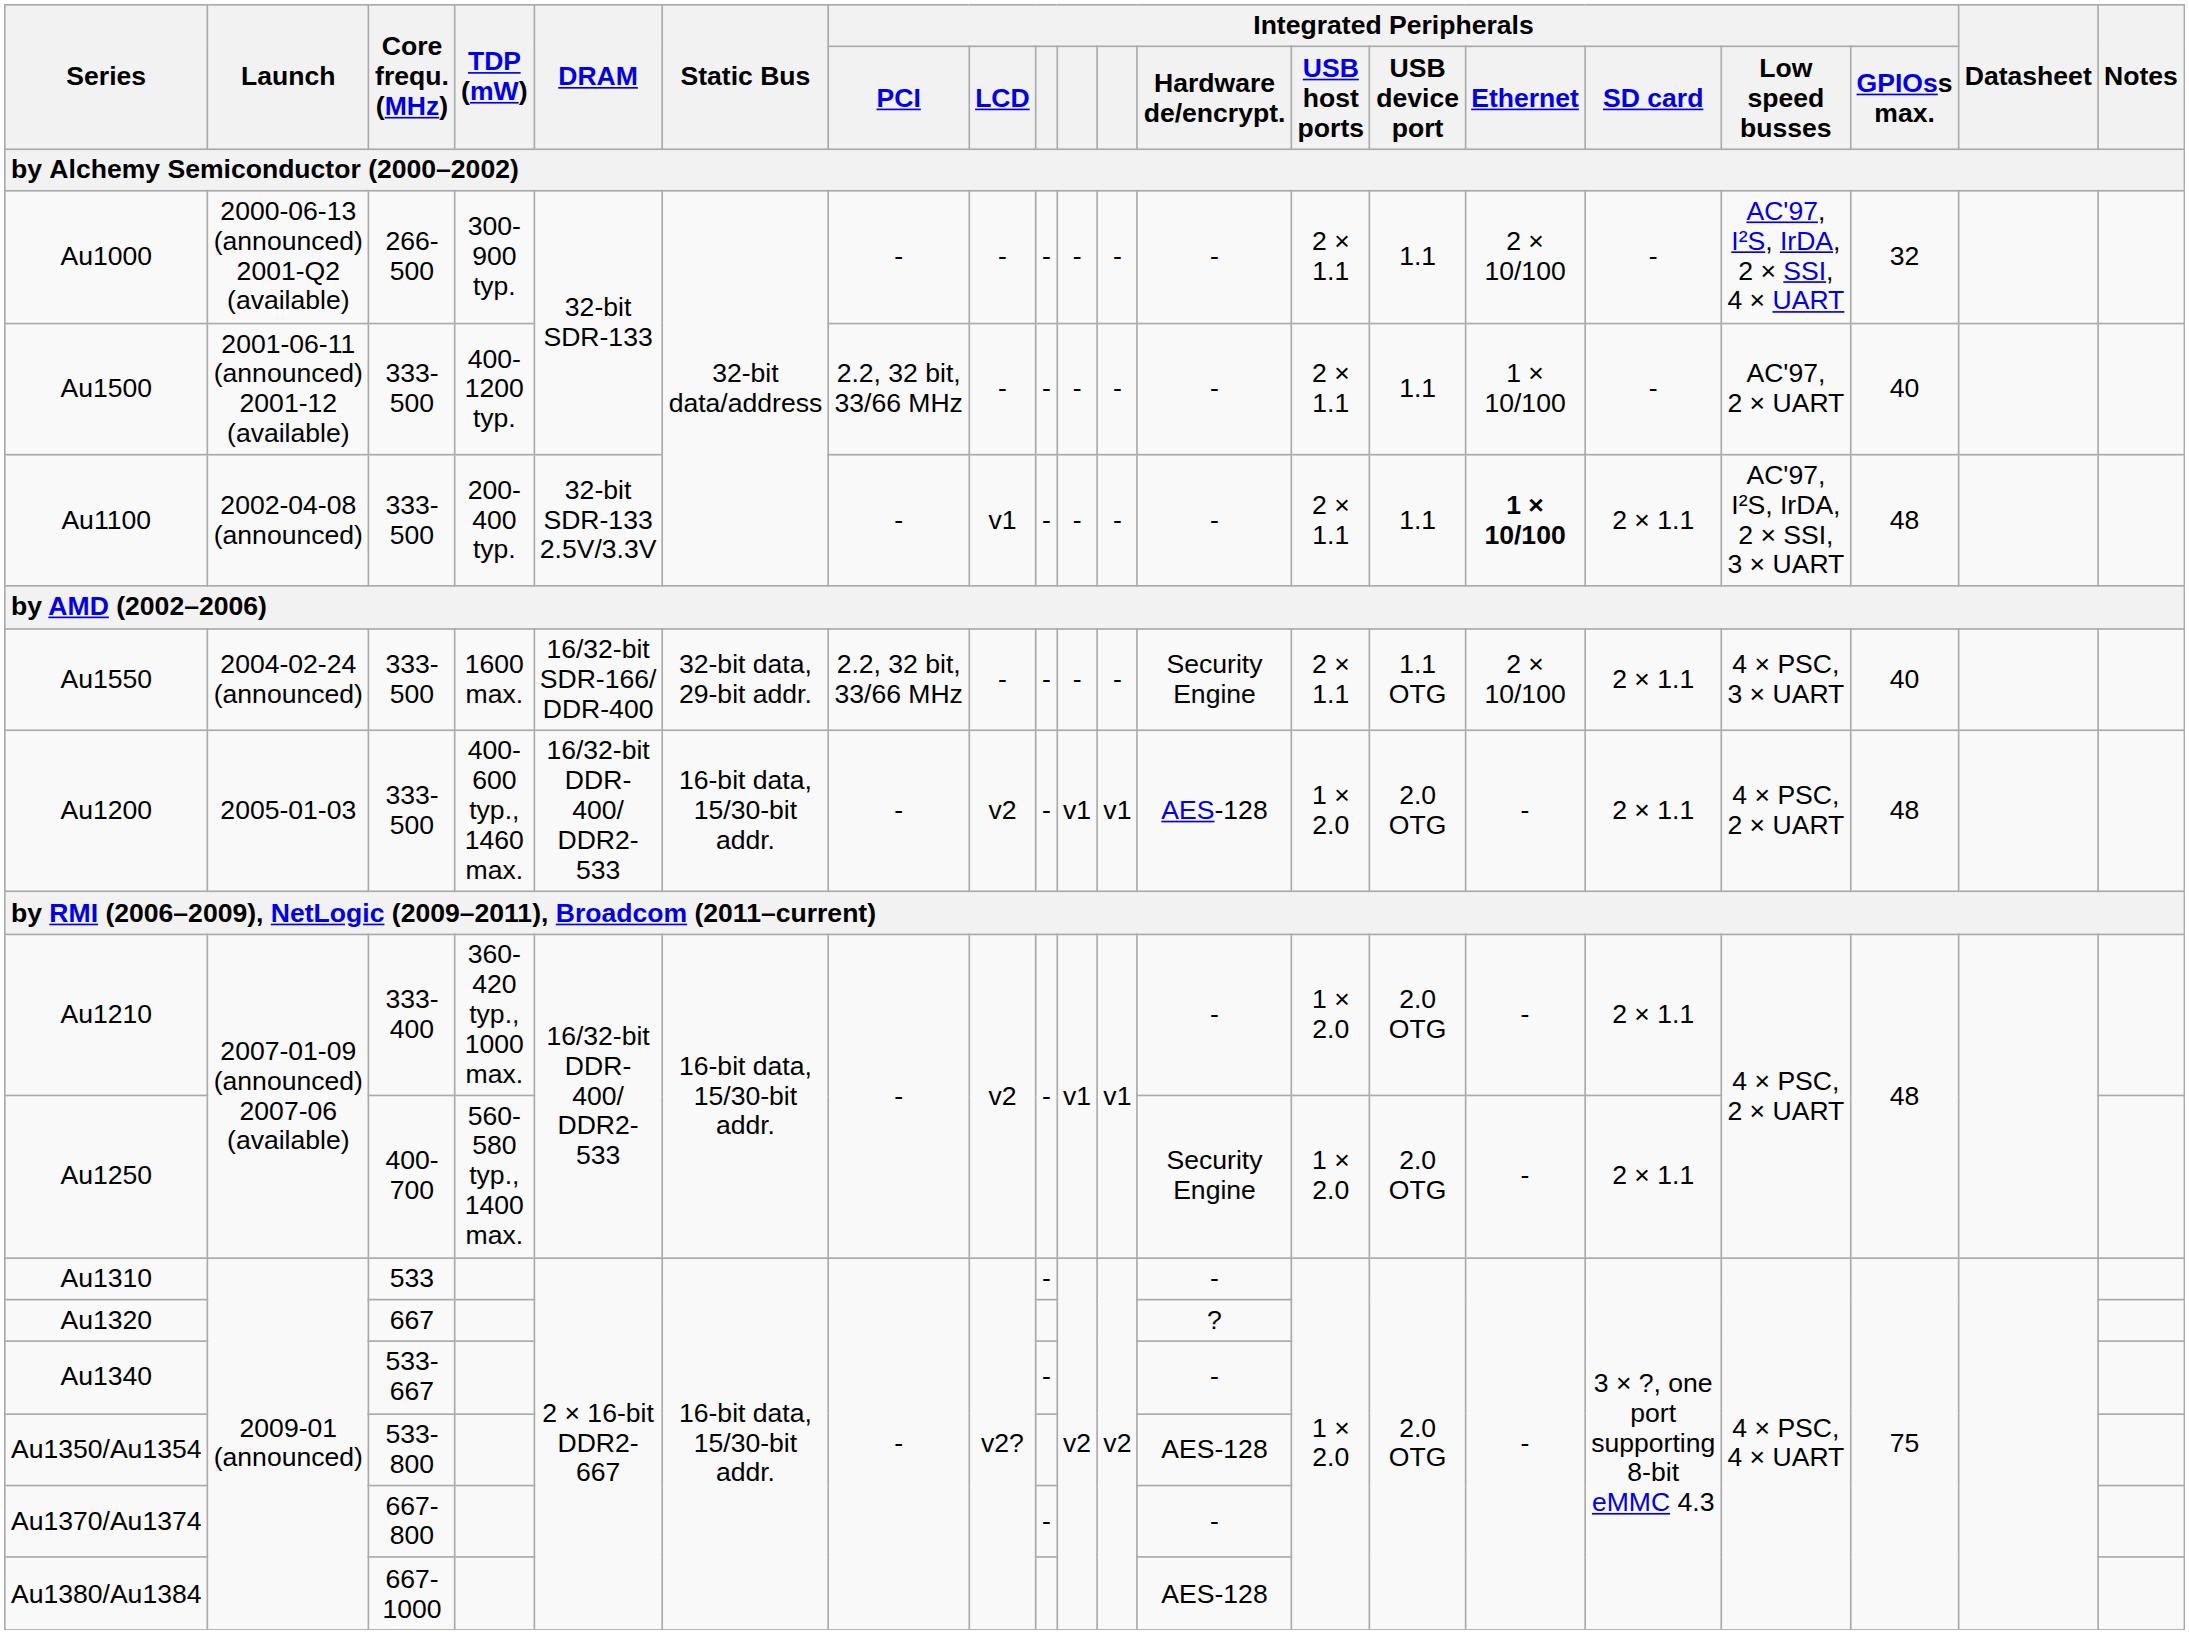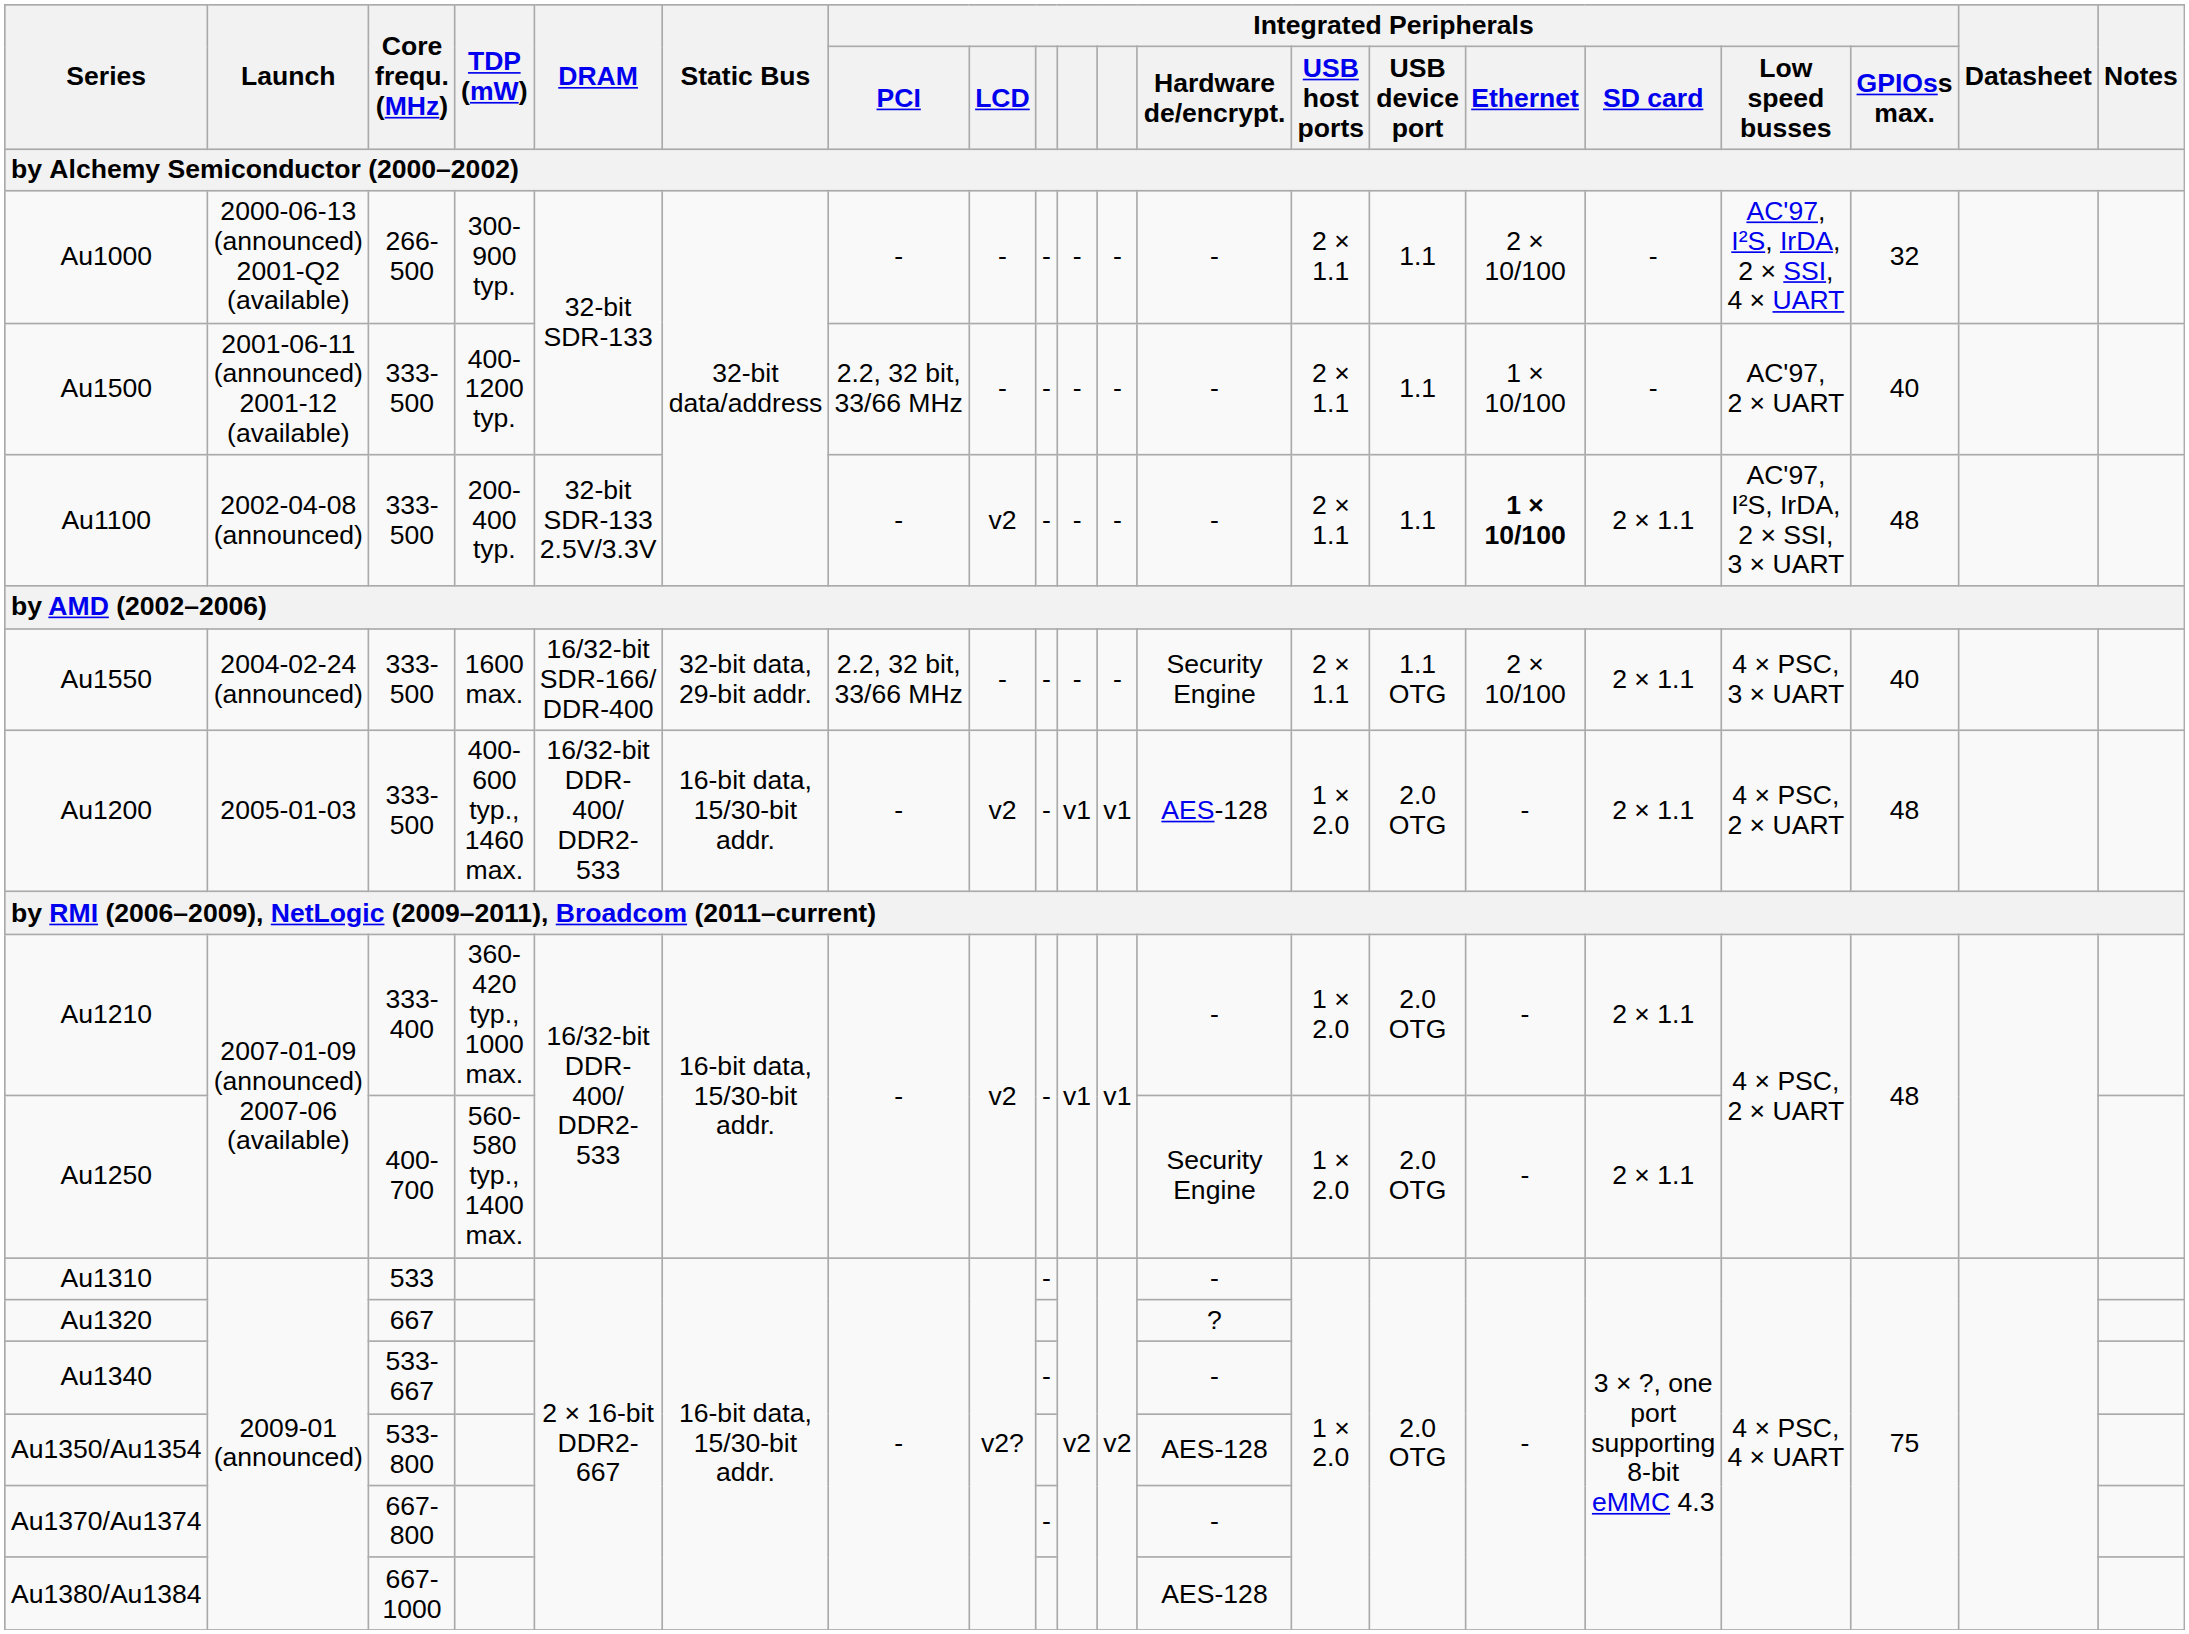(1002, 520) v1 -> (1002, 520) v2
